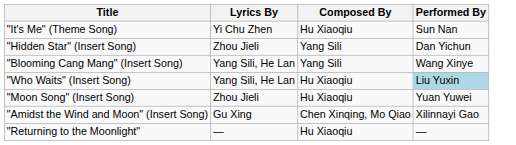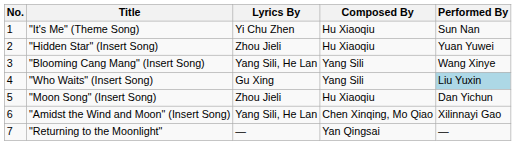+ column: (15, 13)
(321, 47) Yang Sili -> (348, 47) Hu Xiaoqiu
(443, 47) Dan Yichun -> (466, 47) Yuan Yuwei
(254, 81) Yang Sili, He Lan -> (255, 81) Gu Xing
(326, 81) Hu Xiaoqiu -> (343, 81) Yang Sili
(444, 98) Yuan Yuwei -> (465, 98) Dan Yichun
(232, 115) Gu Xing -> (276, 115) Yang Sili, He Lan
(326, 132) Hu Xiaoqiu -> (351, 132) Yan Qingsai
